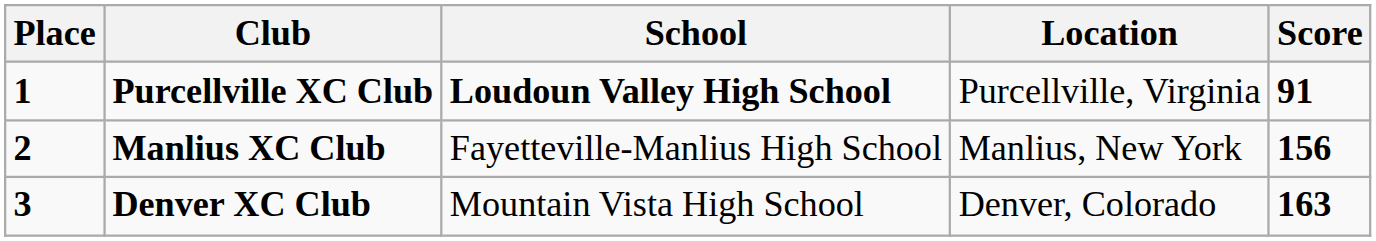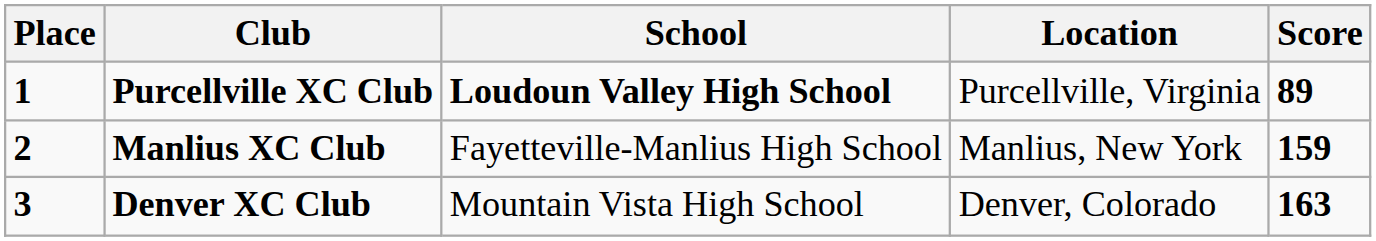(1295, 90) 91 -> (1295, 90) 89
(1304, 147) 156 -> (1304, 147) 159
